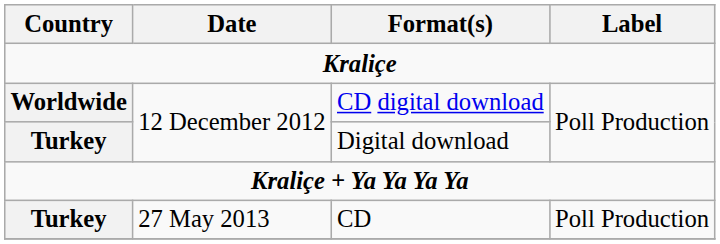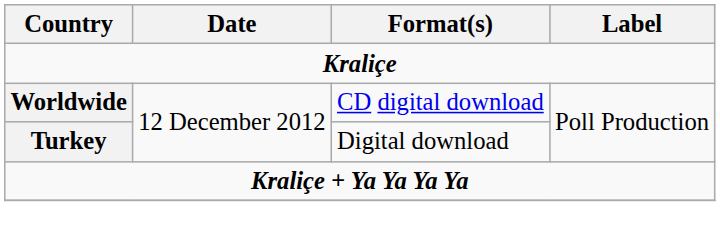- row: (354, 219)
